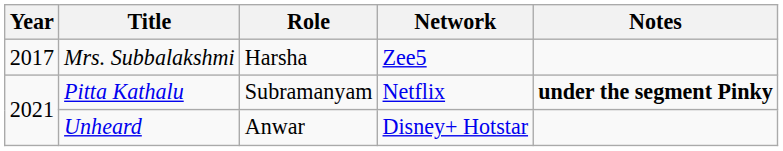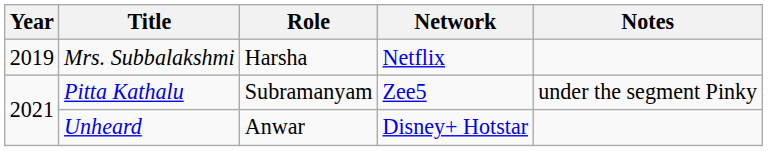(32, 57) 2017 -> (32, 57) 2019
(405, 57) Zee5 -> (414, 57) Netflix
(414, 92) Netflix -> (405, 92) Zee5
(655, 92) bold -> (648, 92) normal
